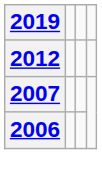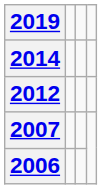+ row: (35, 58)
